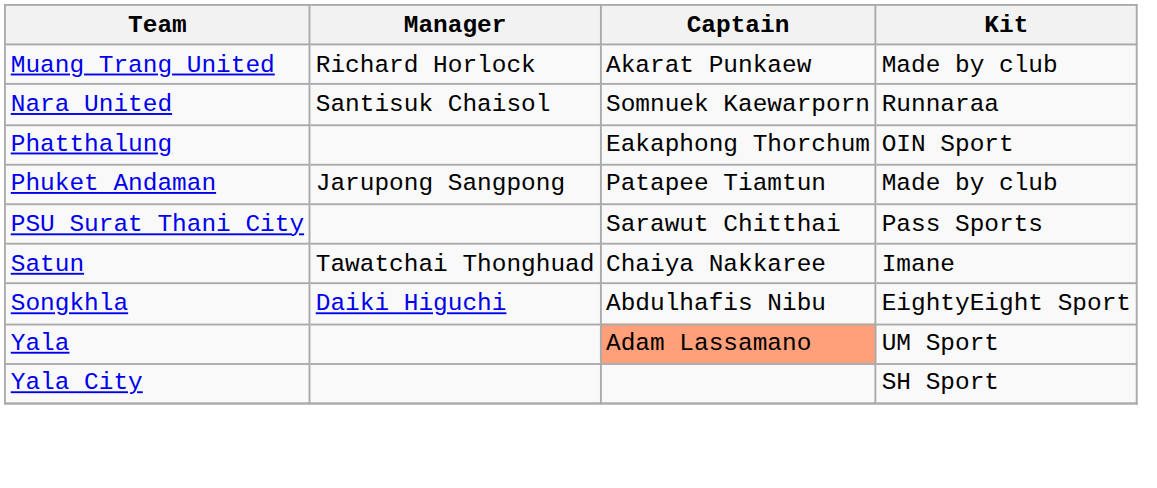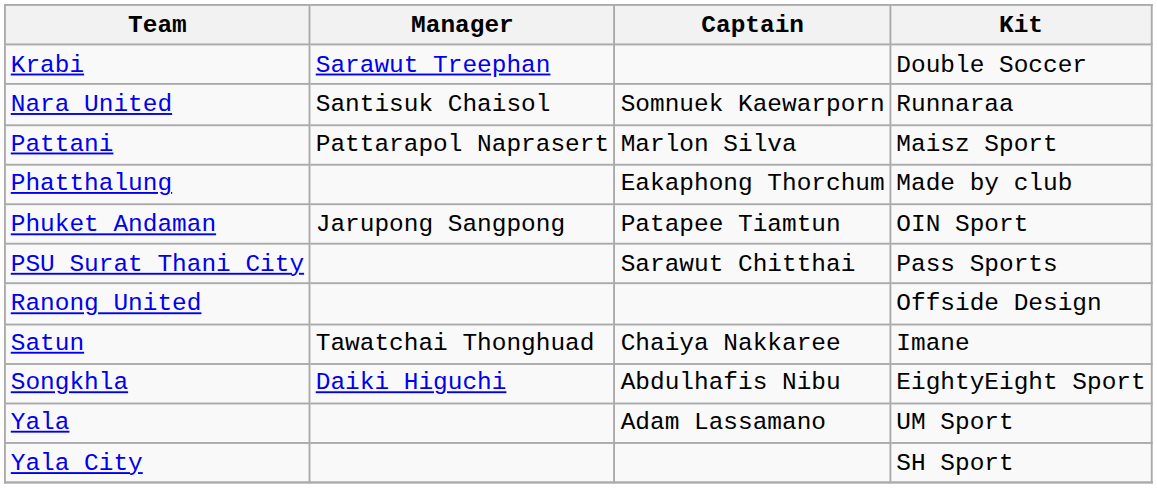+ row: (47, 65)
- row: (143, 65)
+ row: (62, 144)
(948, 144) OIN Sport -> (984, 184) Made by club
(970, 184) Made by club -> (962, 224) OIN Sport
+ row: (106, 304)
(709, 344) lightsalmon background -> (723, 423) no background
